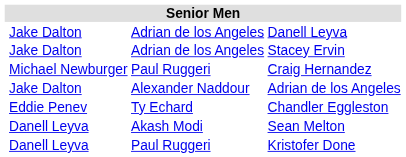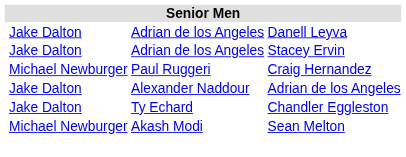(48, 107) Eddie Penev -> (45, 107) Jake Dalton
(49, 126) Danell Leyva -> (68, 126) Michael Newburger
- row: (312, 145)
